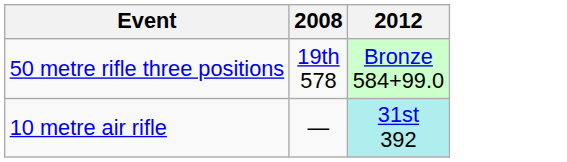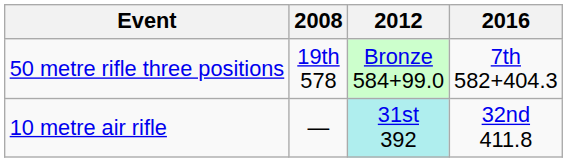+ column: (506, 21)
